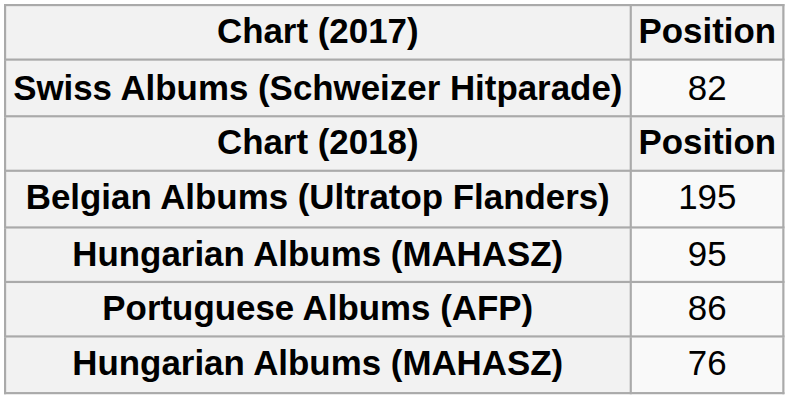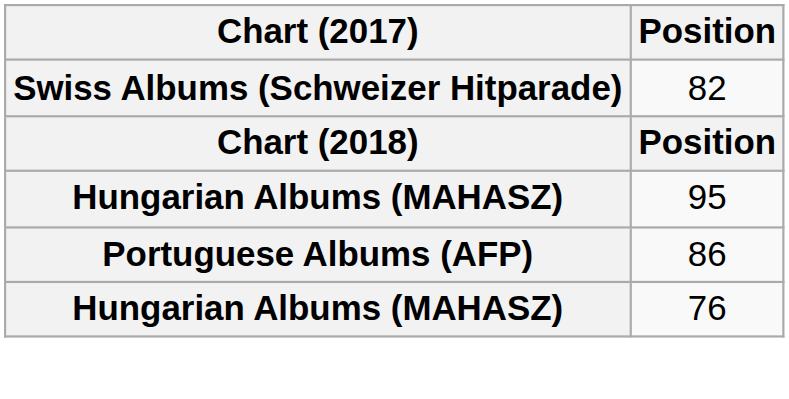- row: (707, 198)
